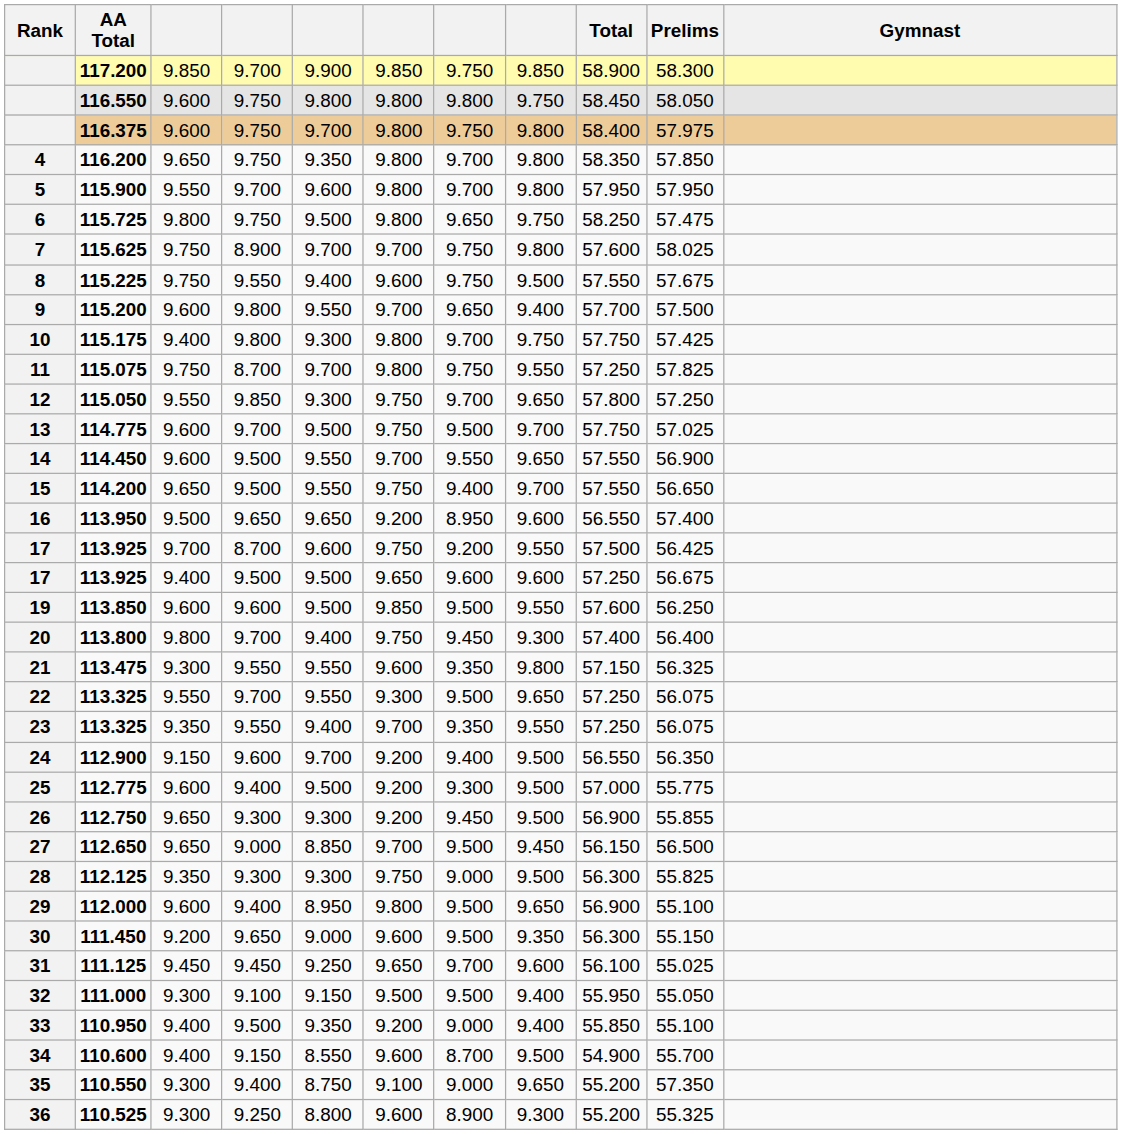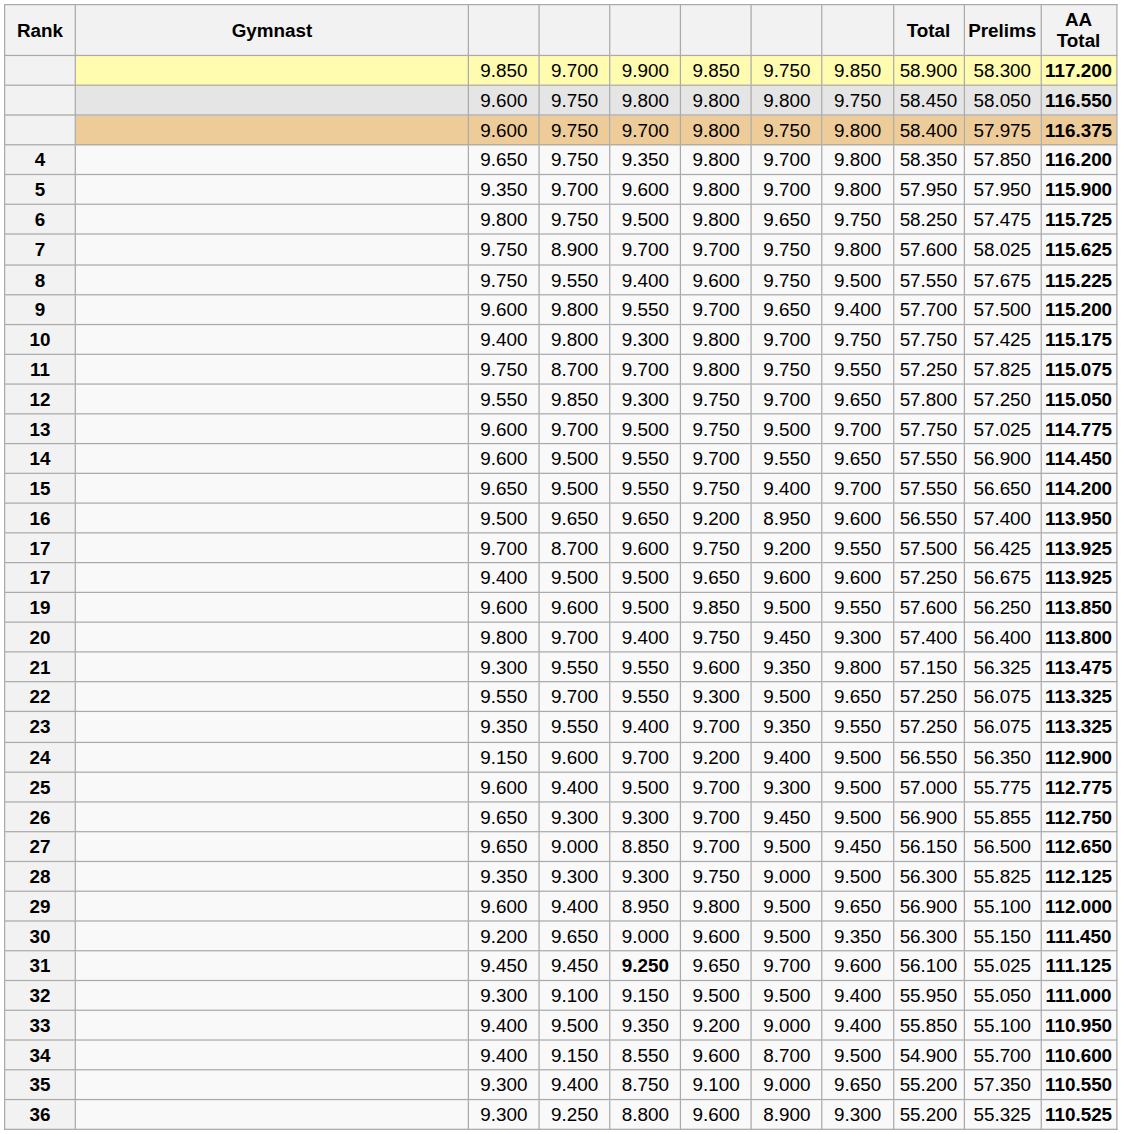columns swapped: (920, 30) <-> (113, 30)
(187, 190) 9.550 -> (504, 190) 9.350
(399, 787) 9.200 -> (716, 787) 9.700
(399, 817) 9.200 -> (716, 817) 9.700
(328, 966) normal -> (645, 966) bold
